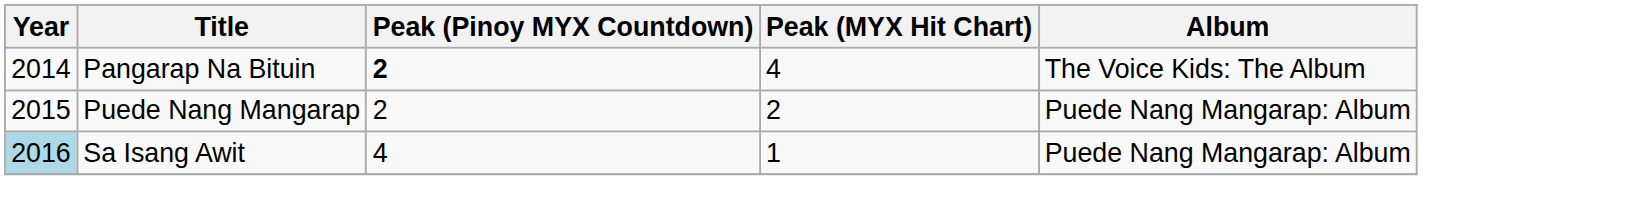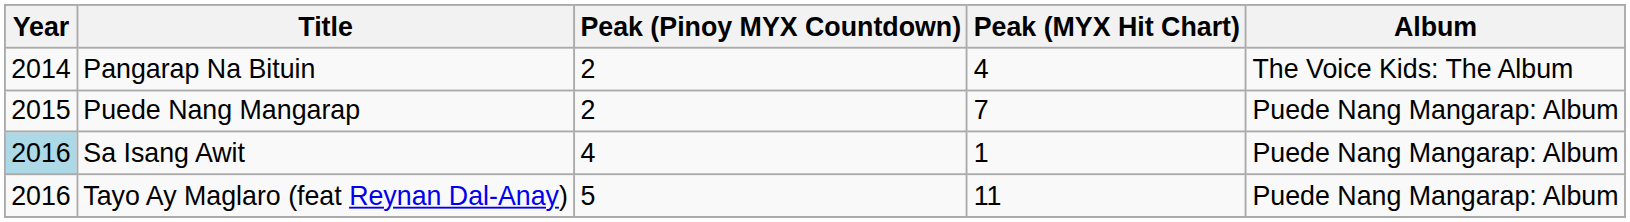(380, 69) bold -> (588, 69) normal
(773, 111) 2 -> (981, 111) 7
+ row: (326, 196)
